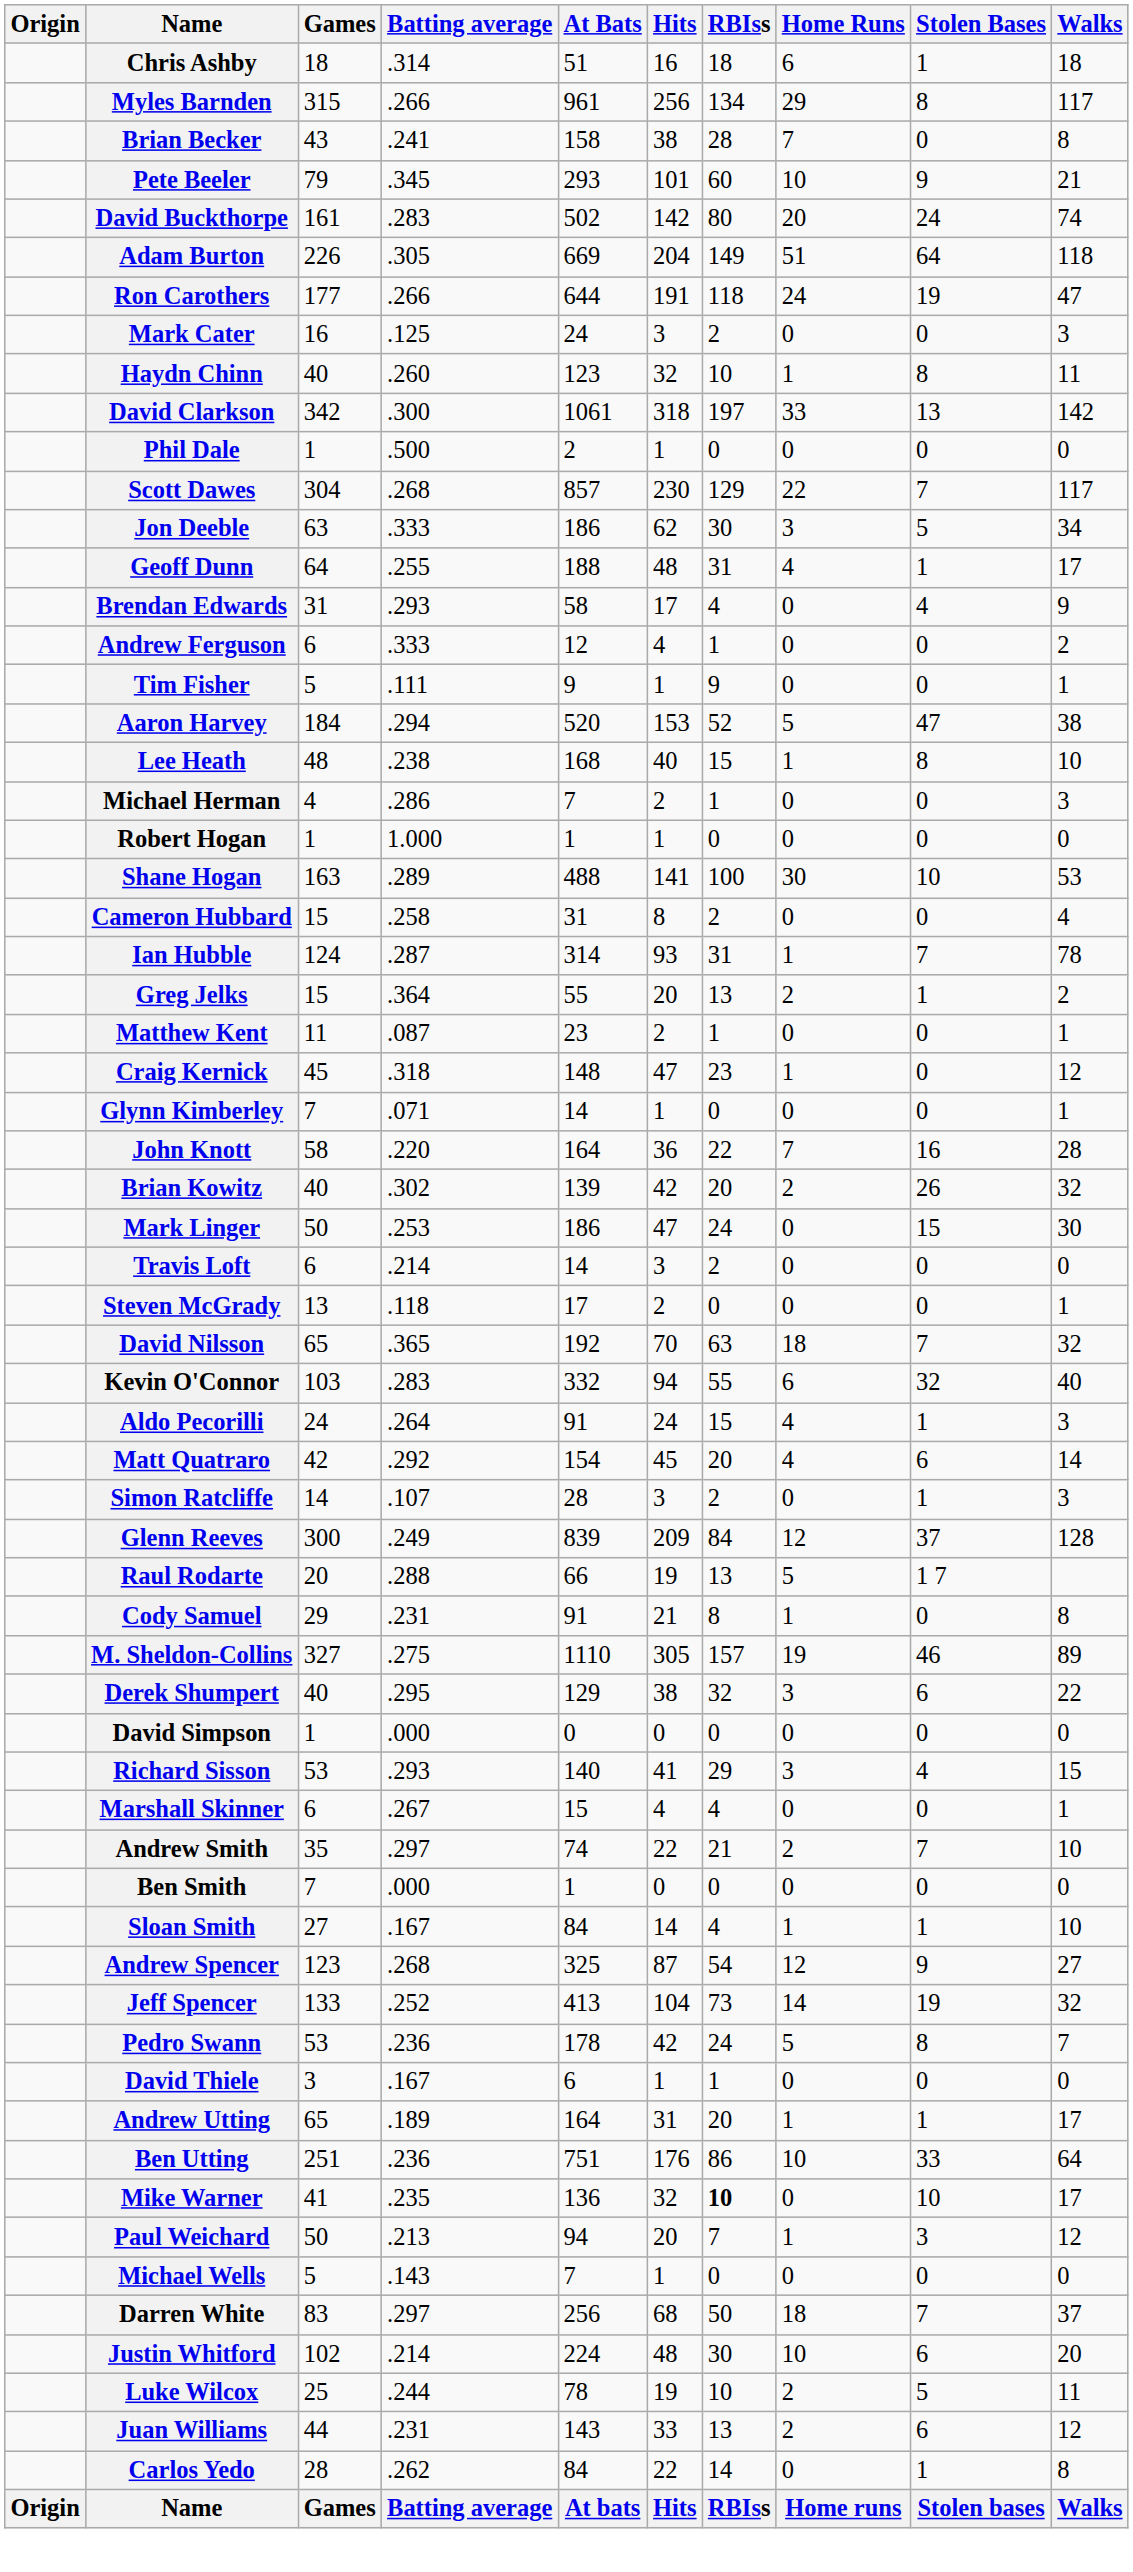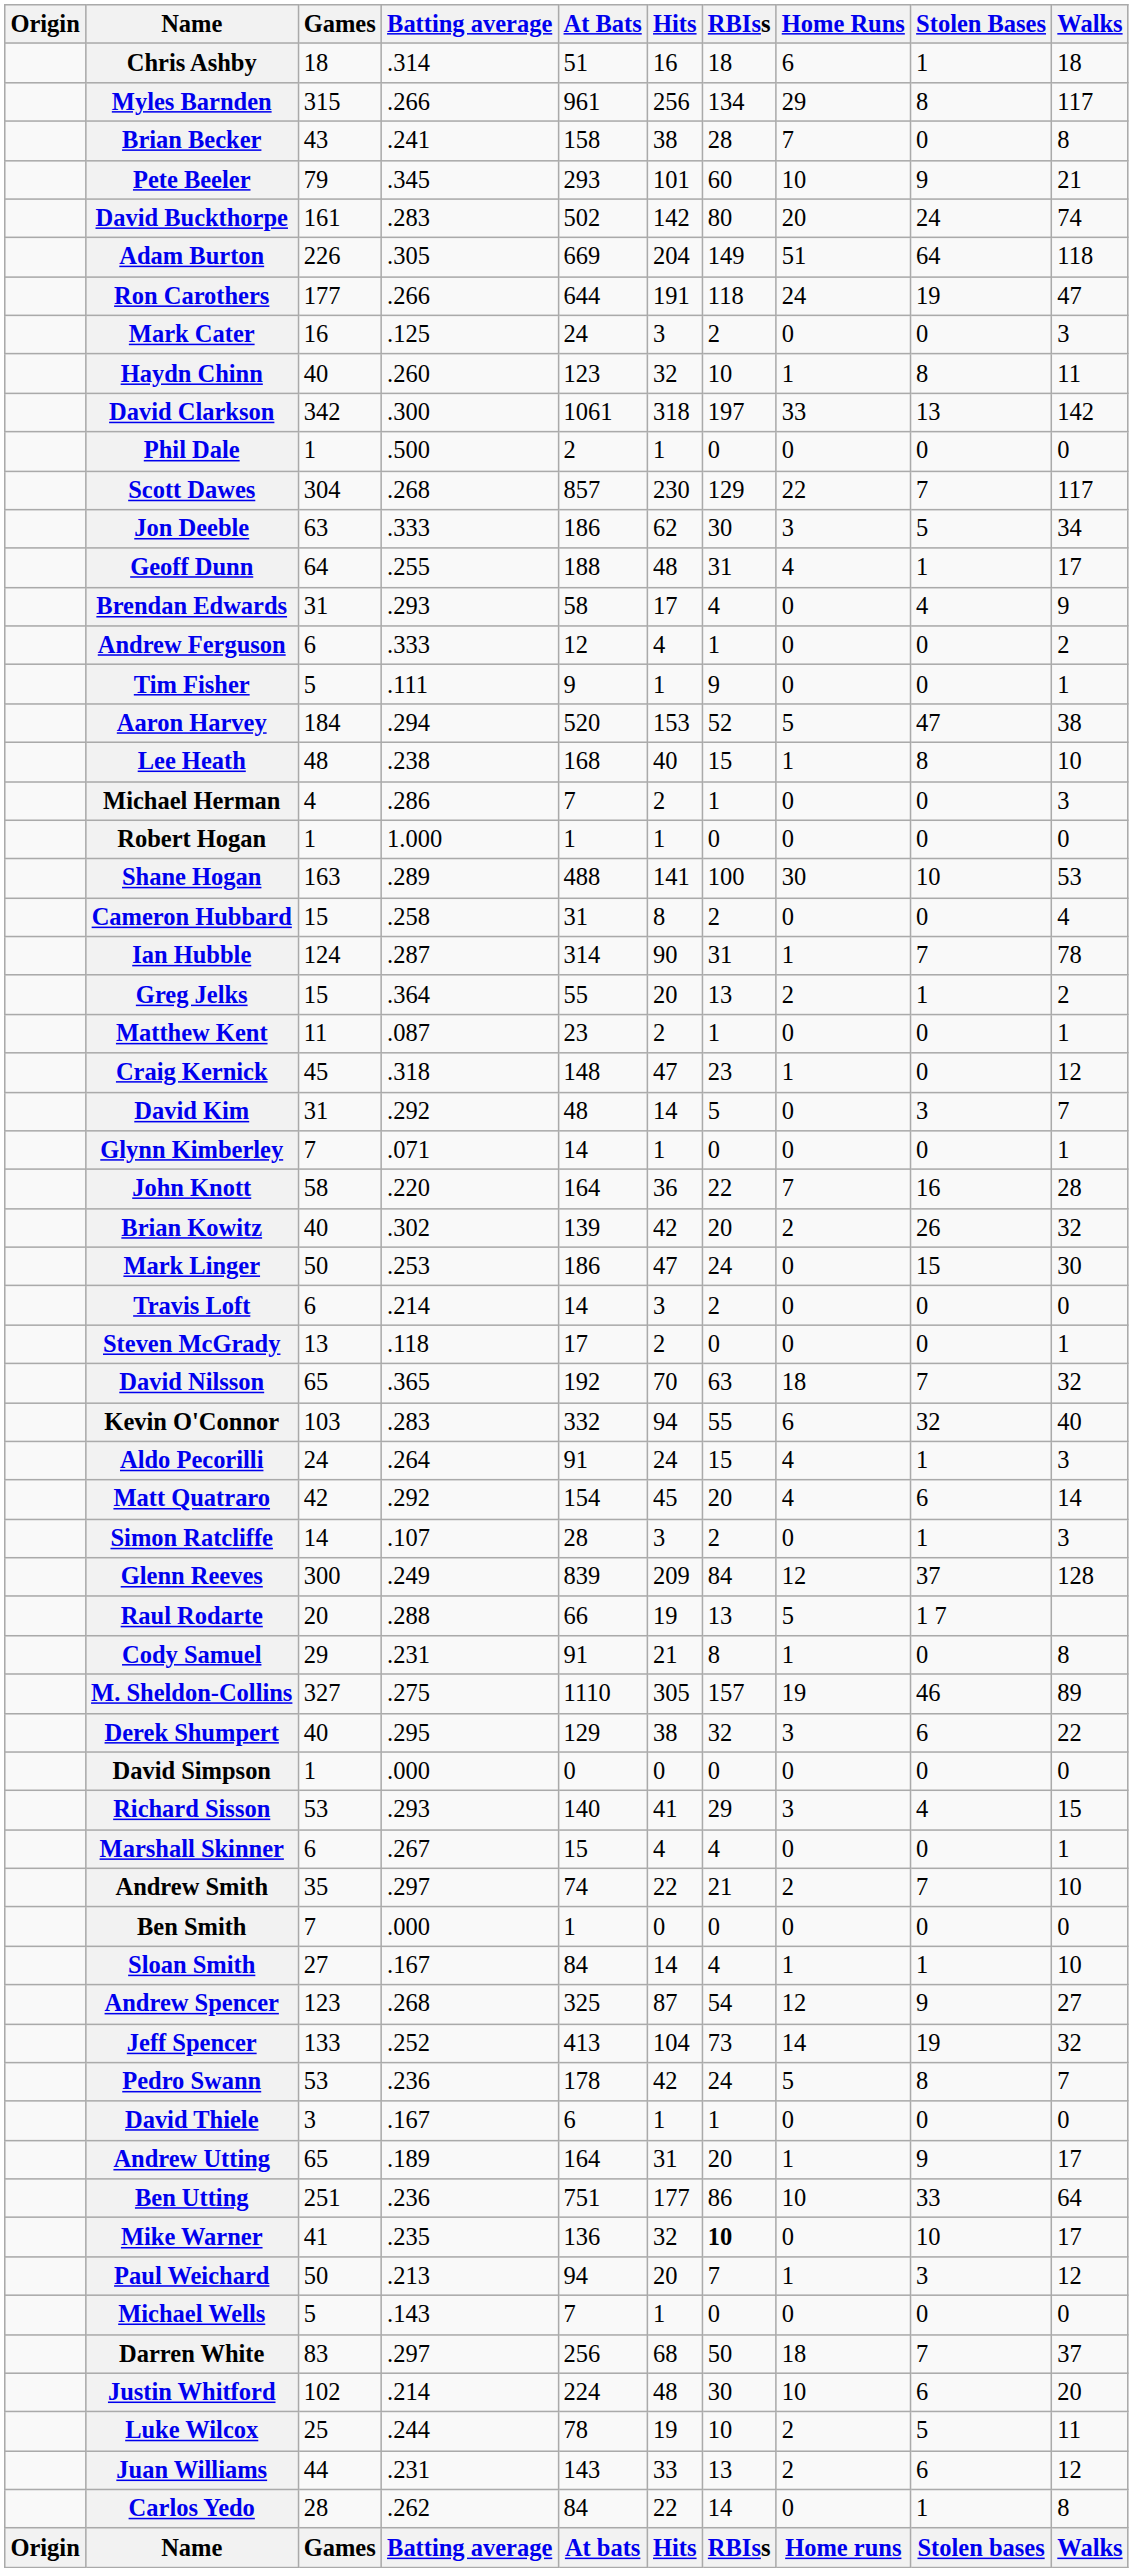(665, 955) 93 -> (665, 955) 90
+ row: (192, 1110)
(922, 2120) 1 -> (922, 2159) 9
(671, 2159) 176 -> (671, 2198) 177
